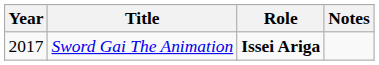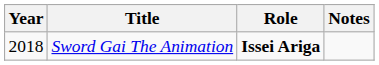(26, 45) 2017 -> (26, 45) 2018
